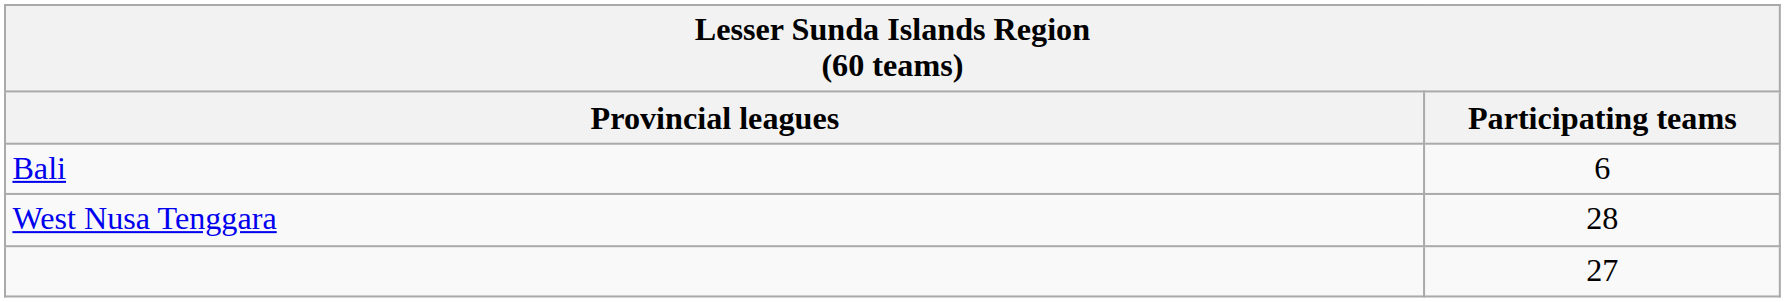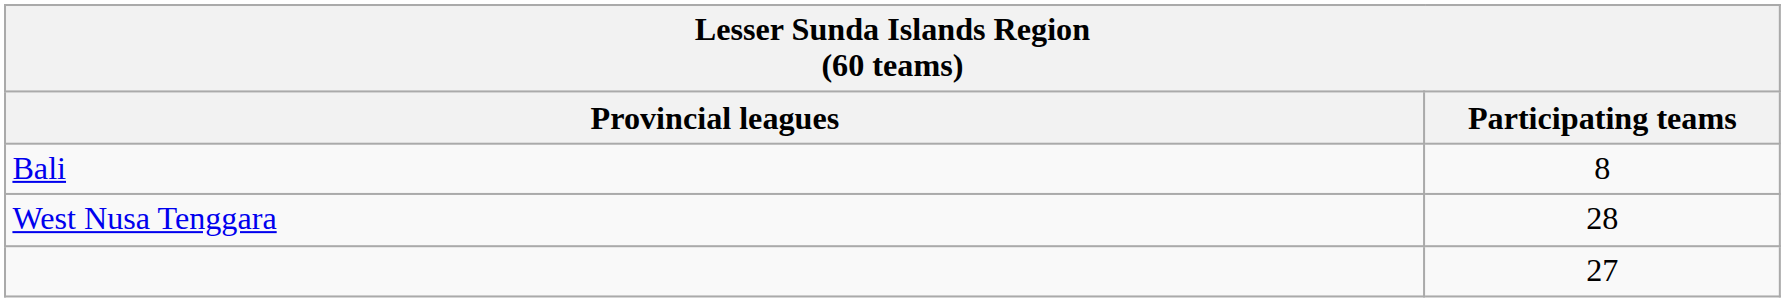(1602, 168) 6 -> (1602, 168) 8
